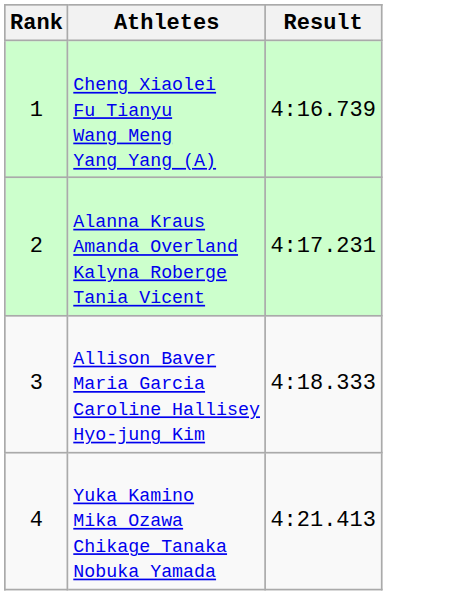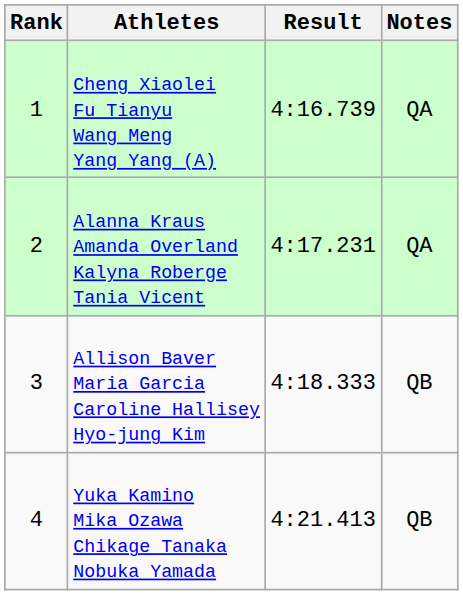+ column: (419, 23)
